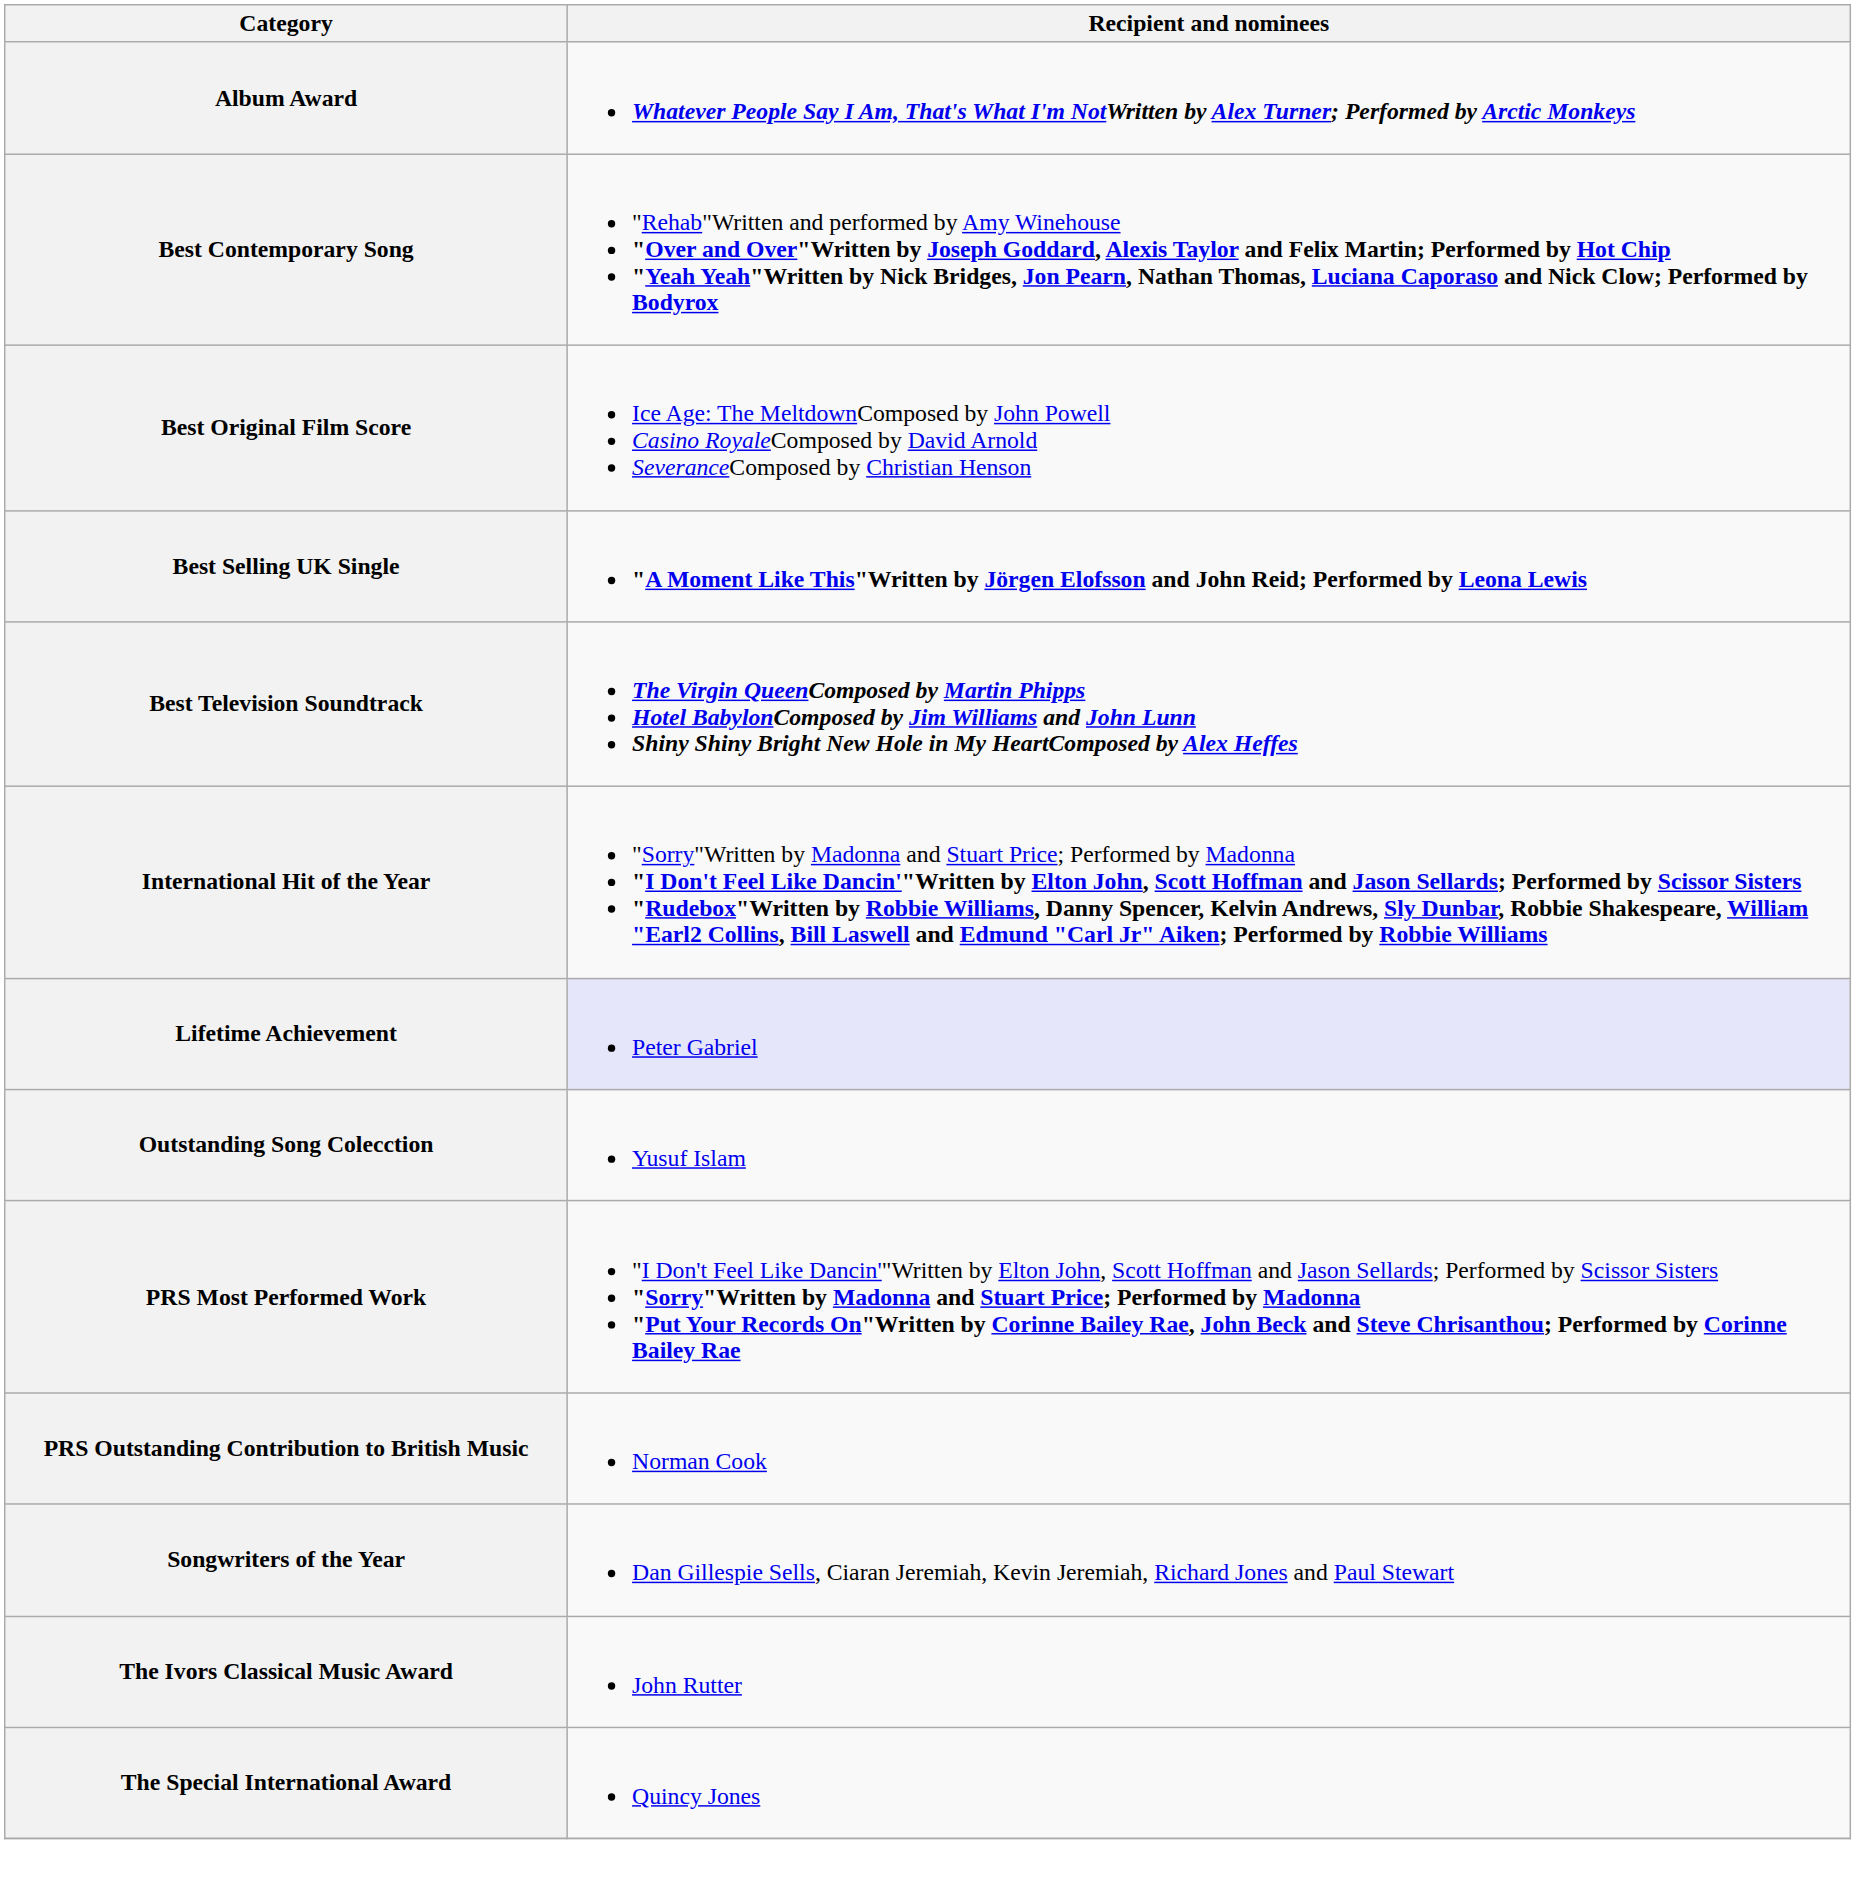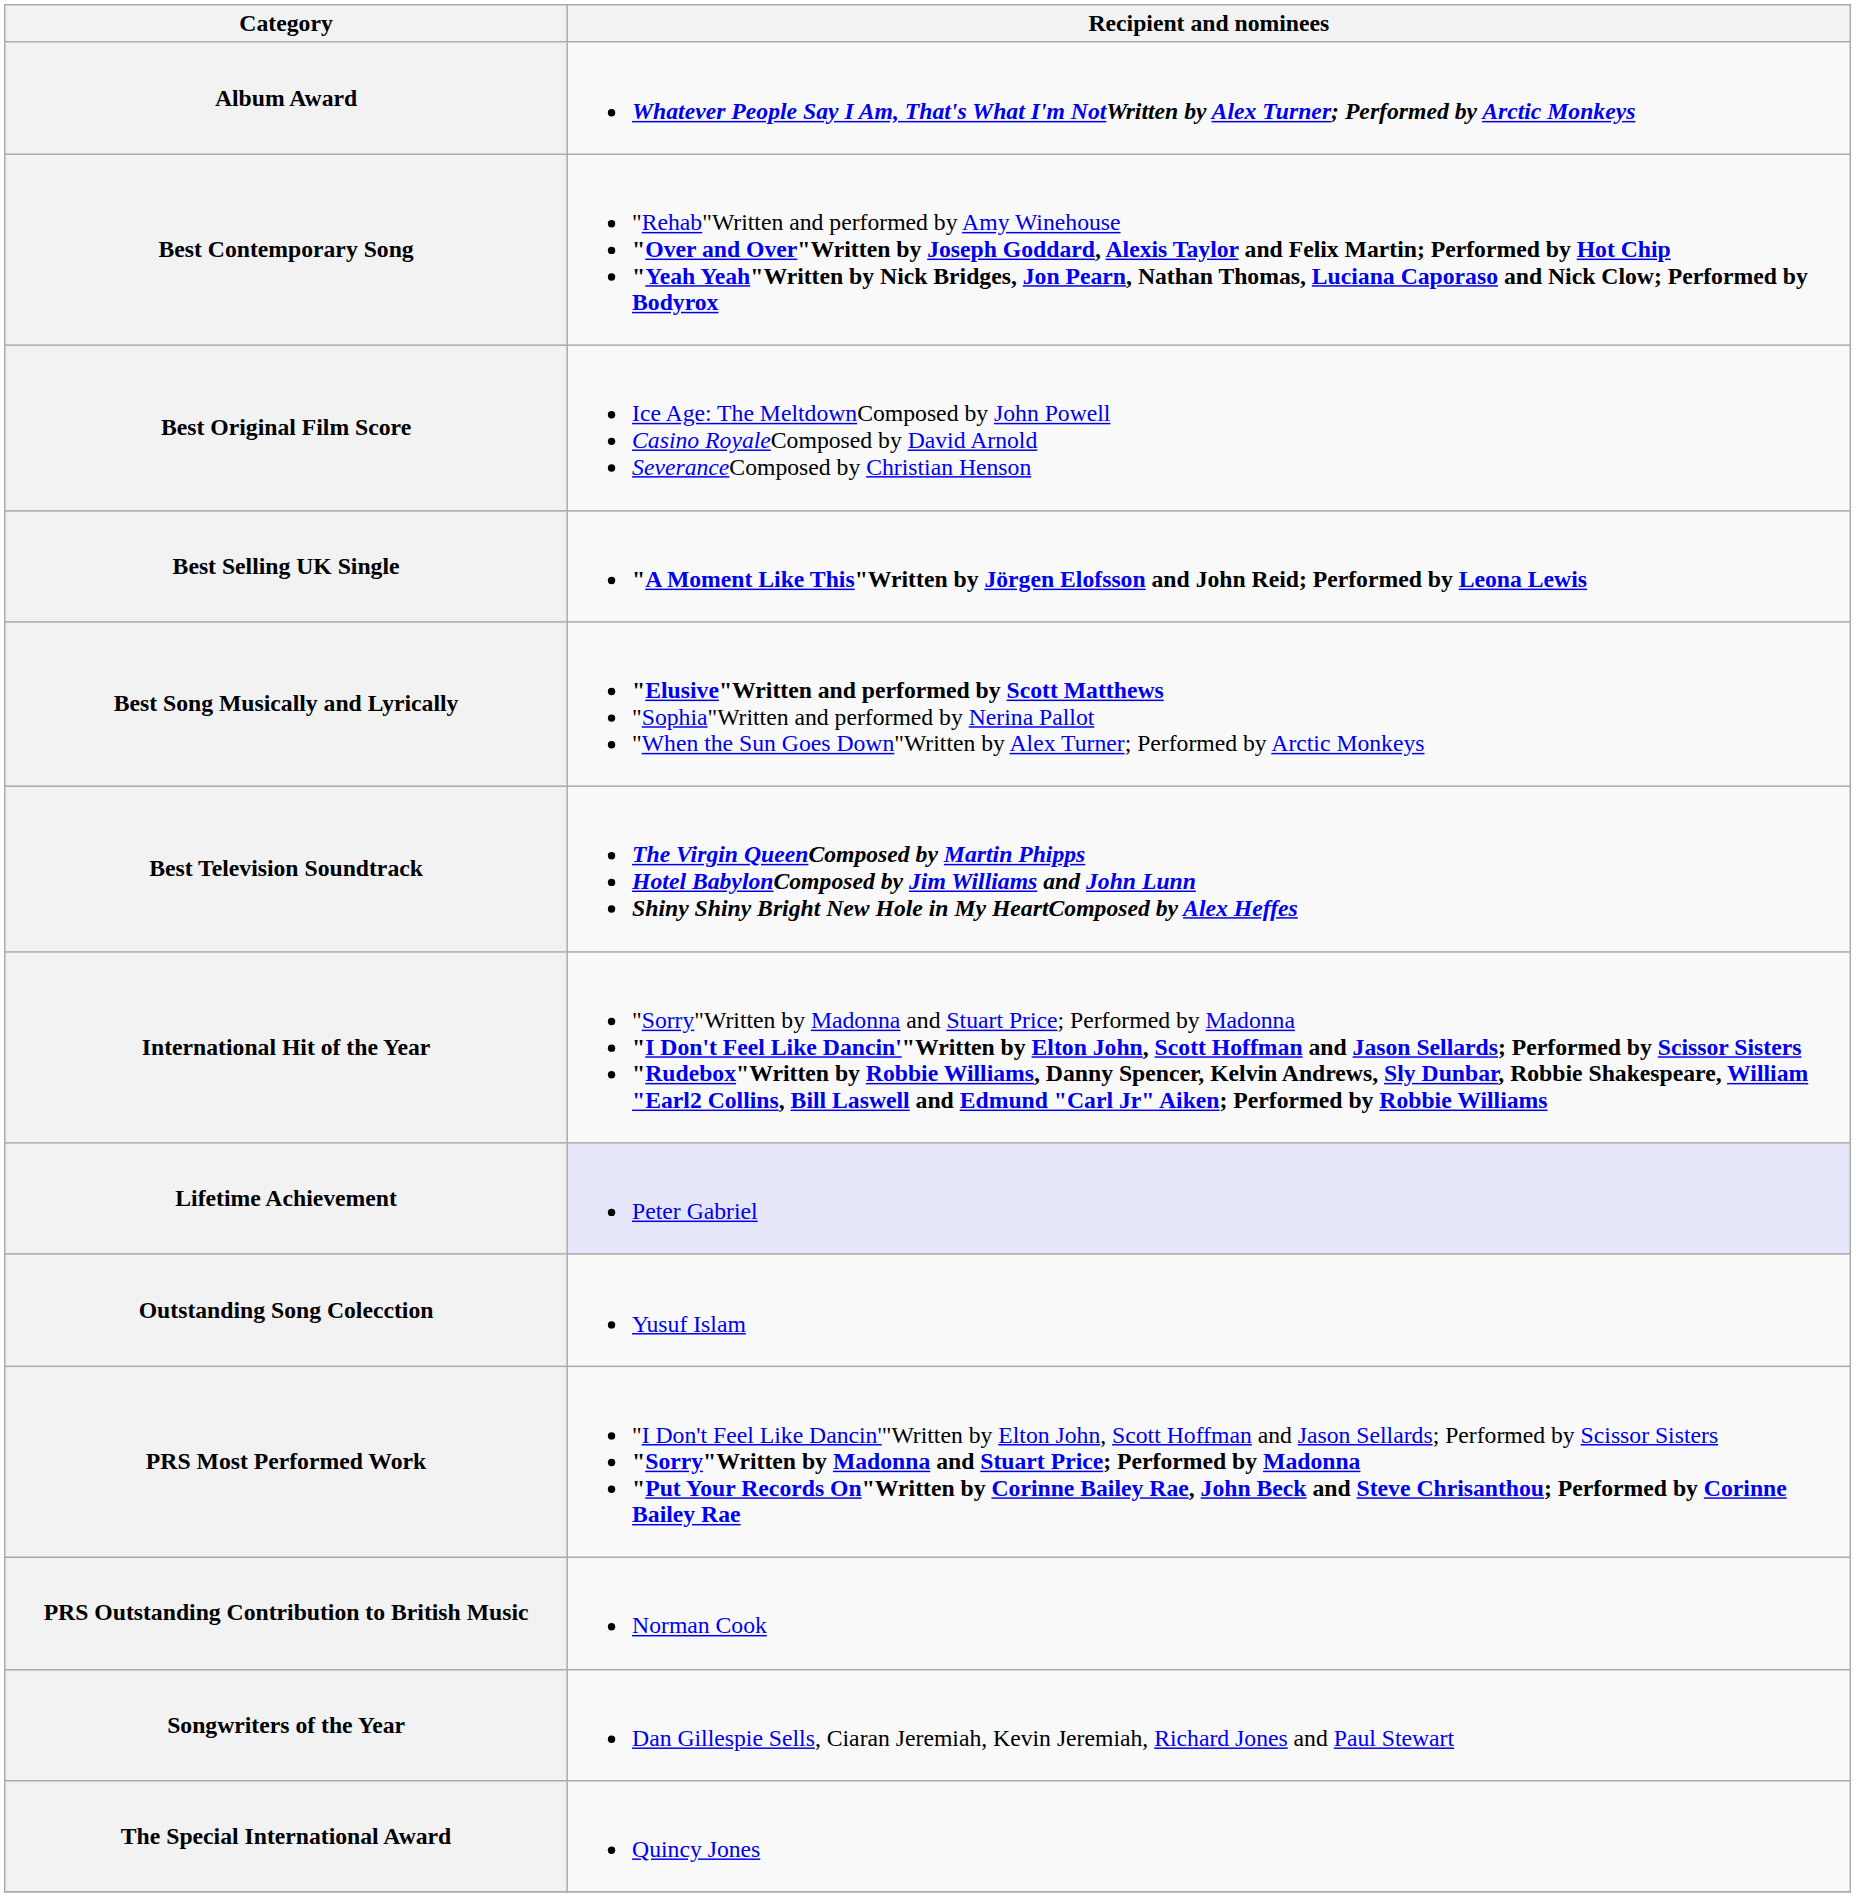+ row: (286, 703)
- row: (286, 1671)
